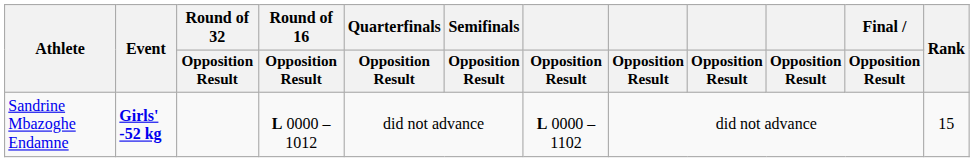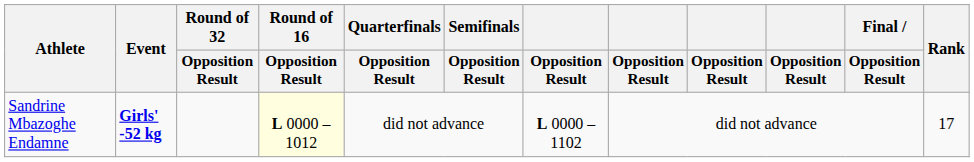(301, 134) no background -> (301, 134) lightyellow background
(946, 124) 15 -> (946, 124) 17
